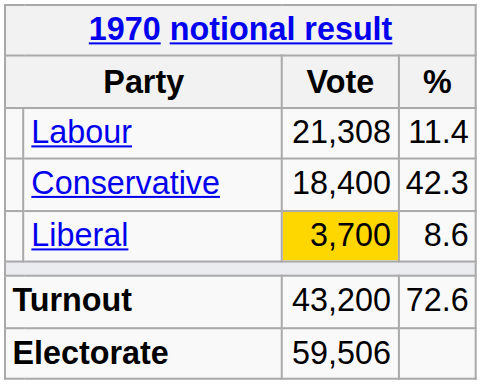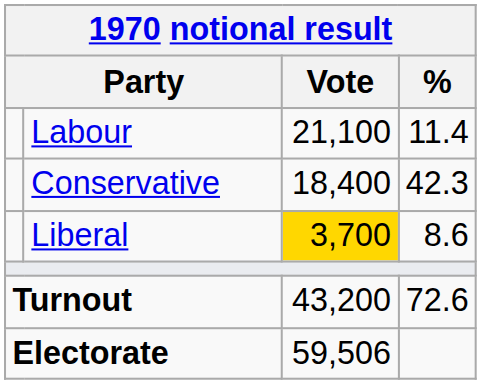(342, 132) 21,308 -> (342, 132) 21,100
